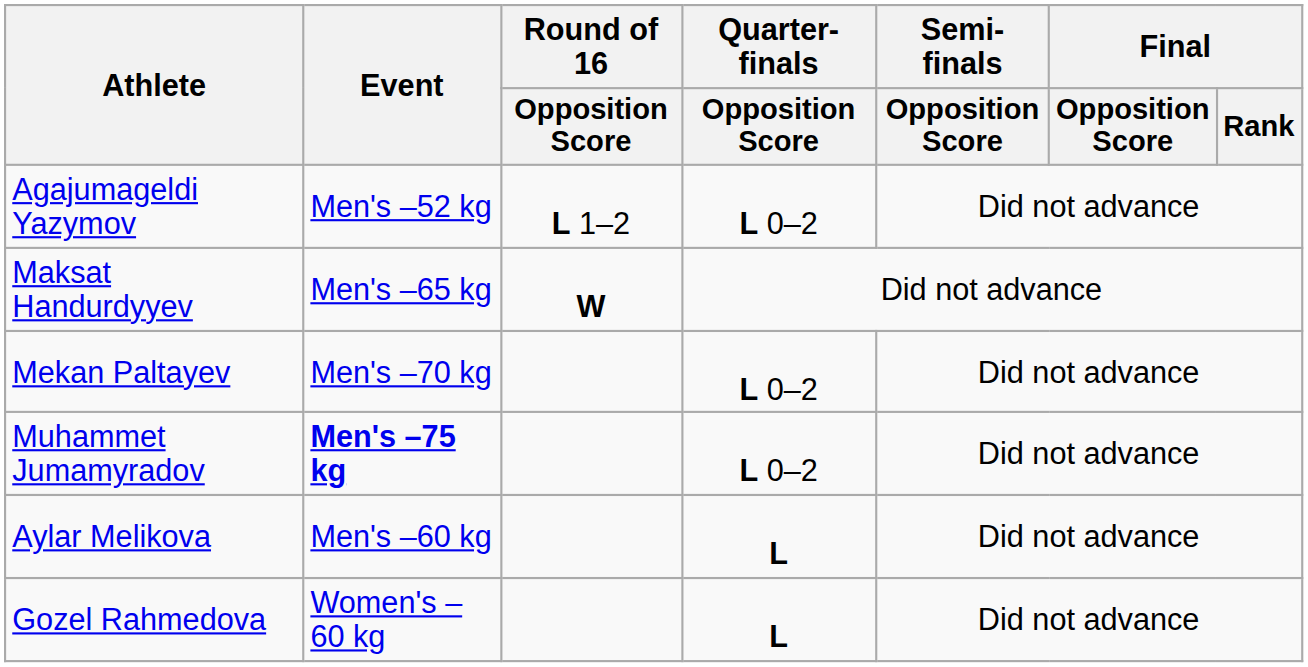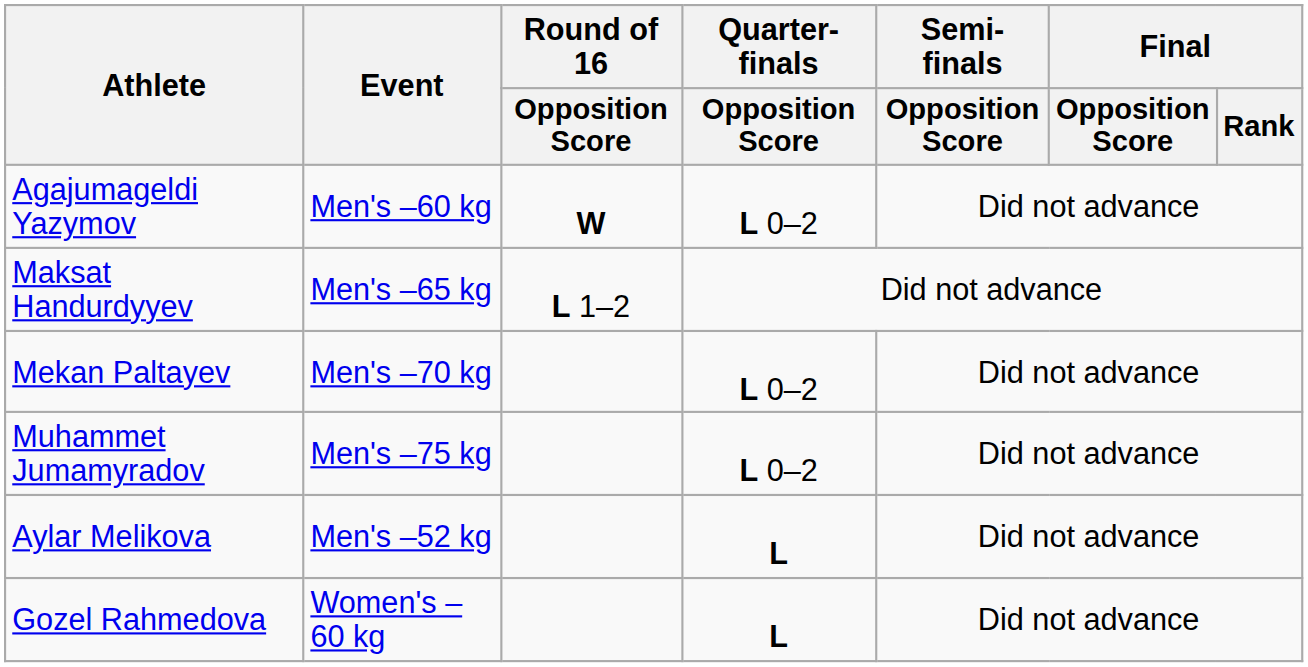(401, 207) Men's –52 kg -> (401, 207) Men's –60 kg
(591, 224) L 1–2 -> (591, 224) W
(591, 307) W -> (591, 307) L 1–2
(383, 455) bold -> (401, 455) normal
(401, 537) Men's –60 kg -> (401, 537) Men's –52 kg
